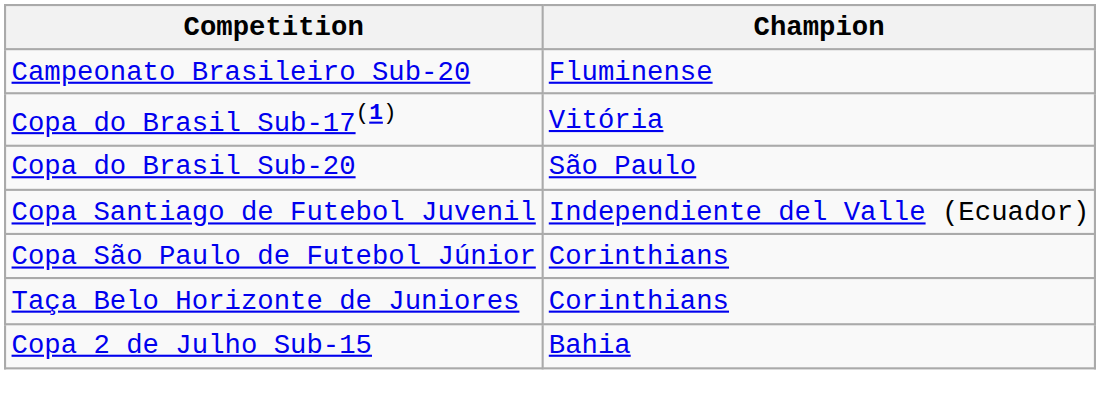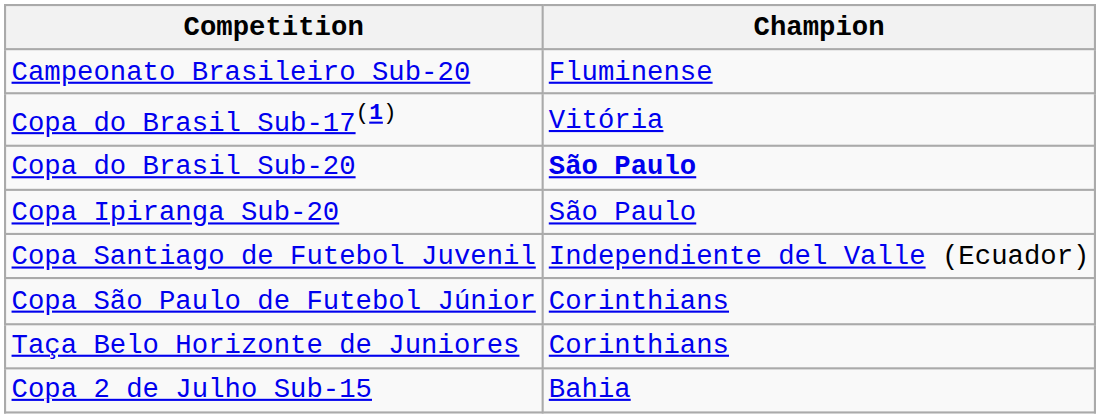(623, 168) normal -> (623, 168) bold
+ row: (175, 212)
